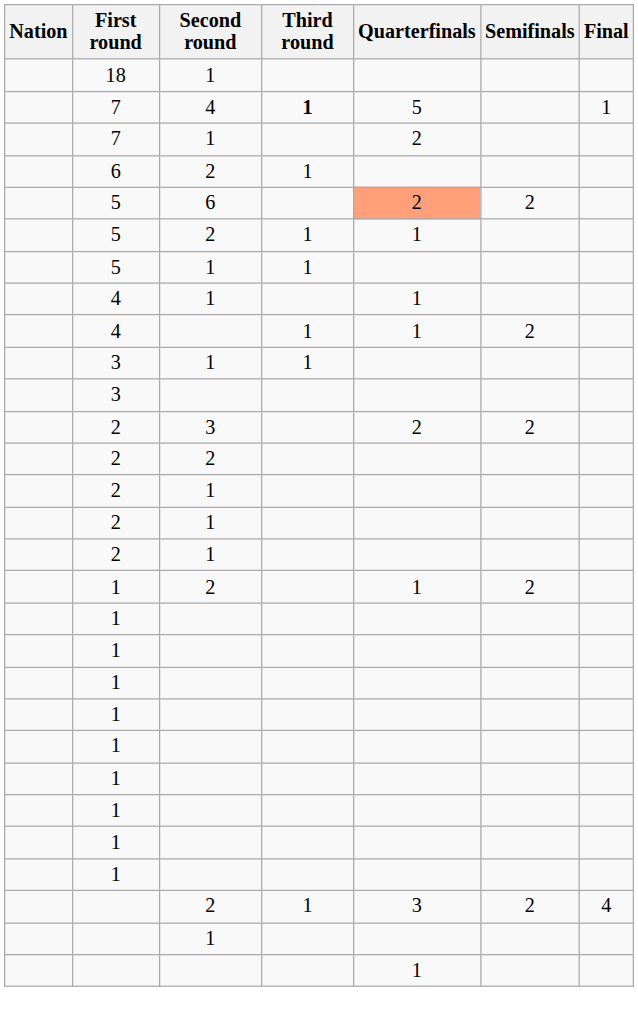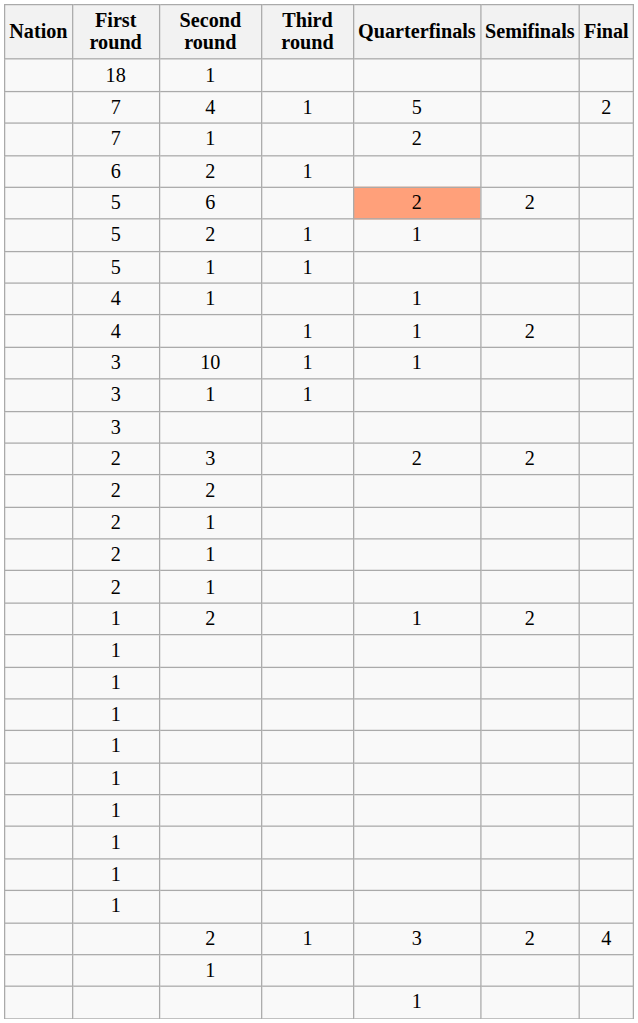(307, 107) bold -> (307, 107) normal
(606, 107) 1 -> (606, 107) 2
+ row: (116, 362)
